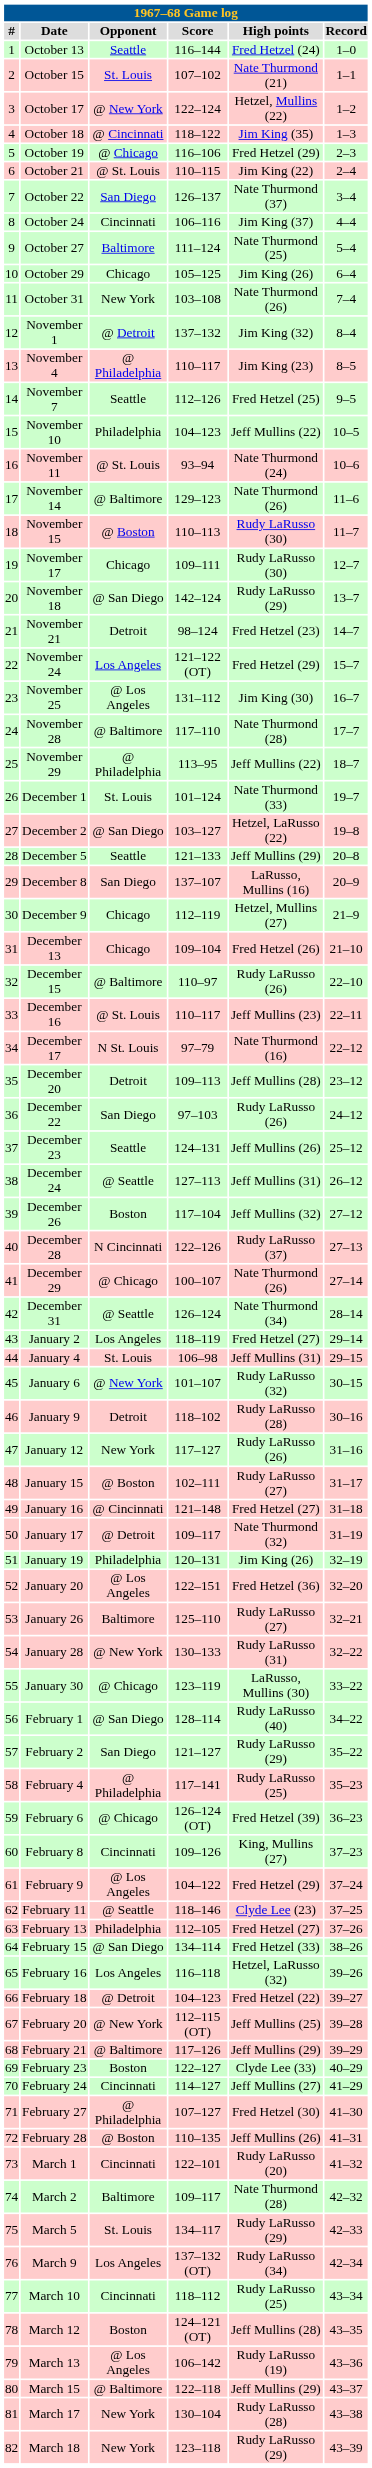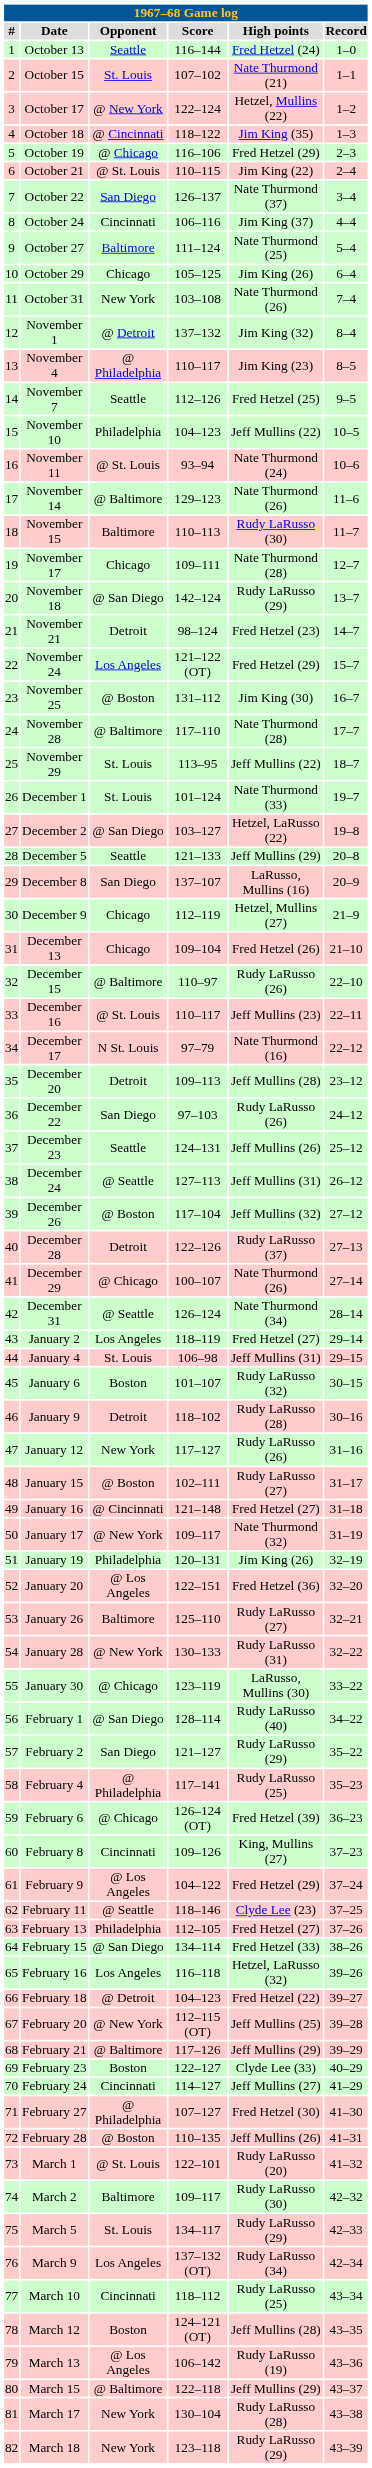(128, 531) @ Boston -> (128, 531) Baltimore
(276, 564) Rudy LaRusso (30) -> (276, 564) Nate Thurmond (28)
(128, 697) @ Los Angeles -> (128, 697) @ Boston
(128, 764) @ Philadelphia -> (128, 764) St. Louis
(128, 1214) Boston -> (128, 1214) @ Boston
(128, 1247) N Cincinnati -> (128, 1247) Detroit
(128, 1383) @ New York -> (128, 1383) Boston
(128, 1534) @ Detroit -> (128, 1534) @ New York
(128, 2163) Cincinnati -> (128, 2163) @ St. Louis
(276, 2196) Nate Thurmond (28) -> (276, 2196) Rudy LaRusso (30)
